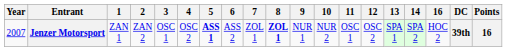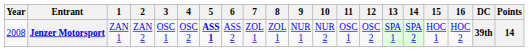+ column: (436, 11)
(16, 32) 2007 -> (16, 32) 2008
(278, 32) bold -> (277, 32) normal
(487, 32) 16 -> (509, 32) 14
